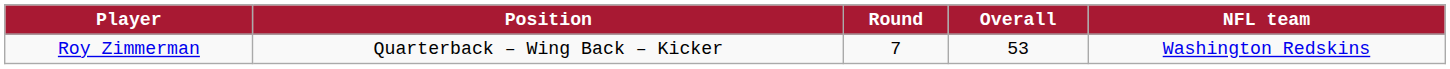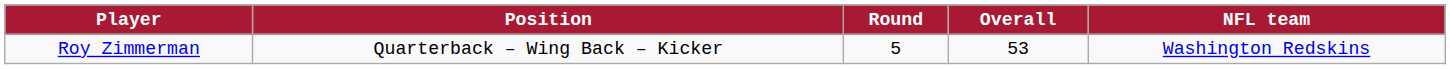(896, 49) 7 -> (896, 49) 5
